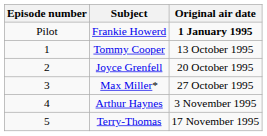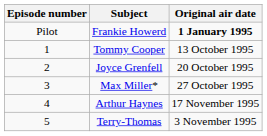(215, 103) 3 November 1995 -> (215, 103) 17 November 1995
(215, 121) 17 November 1995 -> (215, 121) 3 November 1995
